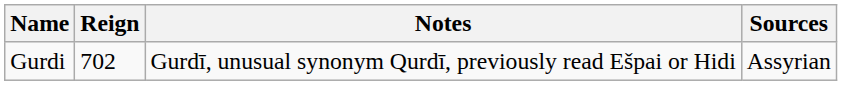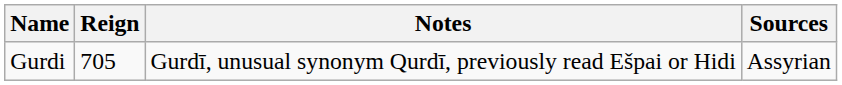(98, 60) 702 -> (98, 60) 705
